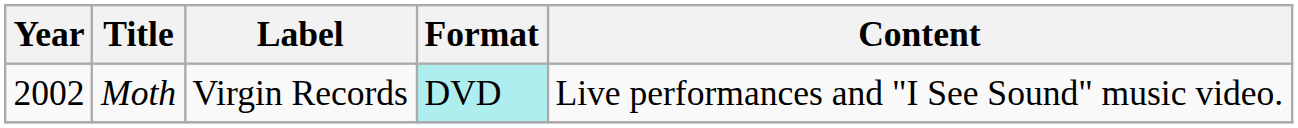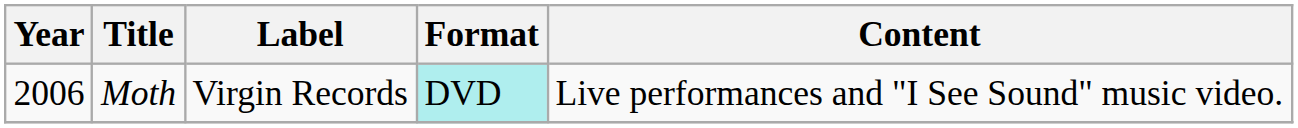(49, 92) 2002 -> (49, 92) 2006
